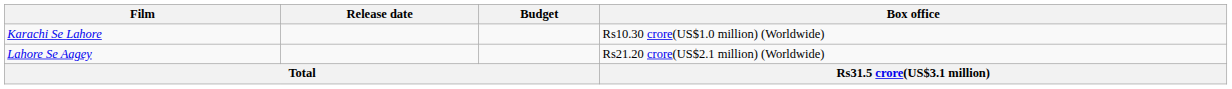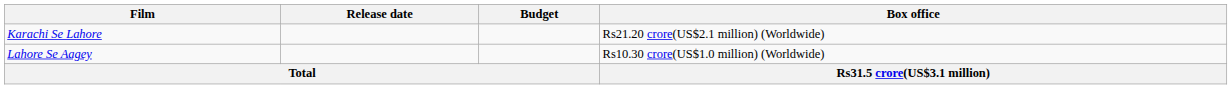(714, 34) Rs10.30 crore(US$1.0 million) (Worldwide) -> (714, 34) Rs21.20 crore(US$2.1 million) (Worldwide)
(714, 53) Rs21.20 crore(US$2.1 million) (Worldwide) -> (714, 53) Rs10.30 crore(US$1.0 million) (Worldwide)
